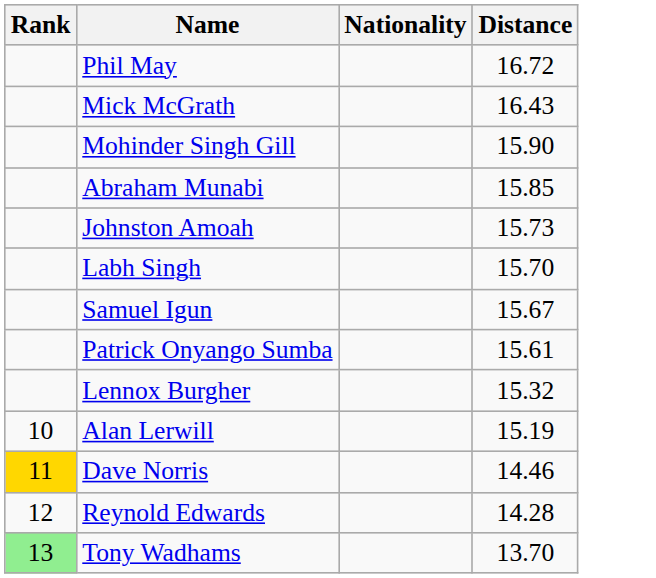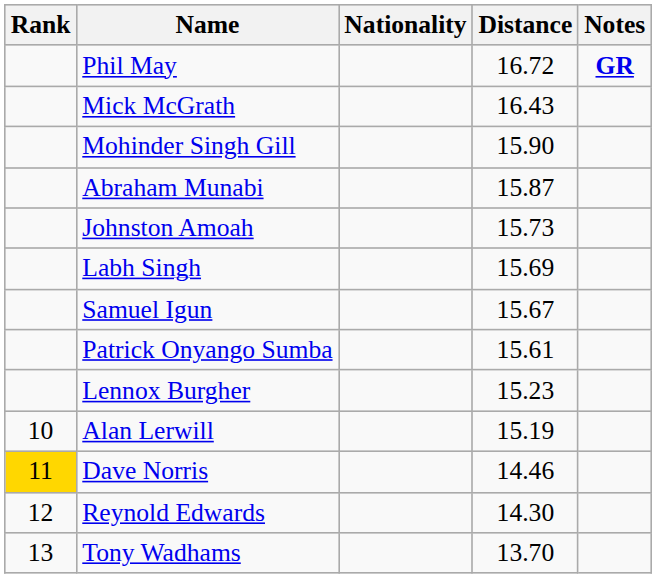+ column: (615, 24)
(525, 187) 15.85 -> (525, 187) 15.87
(525, 268) 15.70 -> (525, 268) 15.69
(525, 390) 15.32 -> (525, 390) 15.23
(525, 512) 14.28 -> (525, 512) 14.30
(41, 552) lightgreen background -> (41, 552) no background
